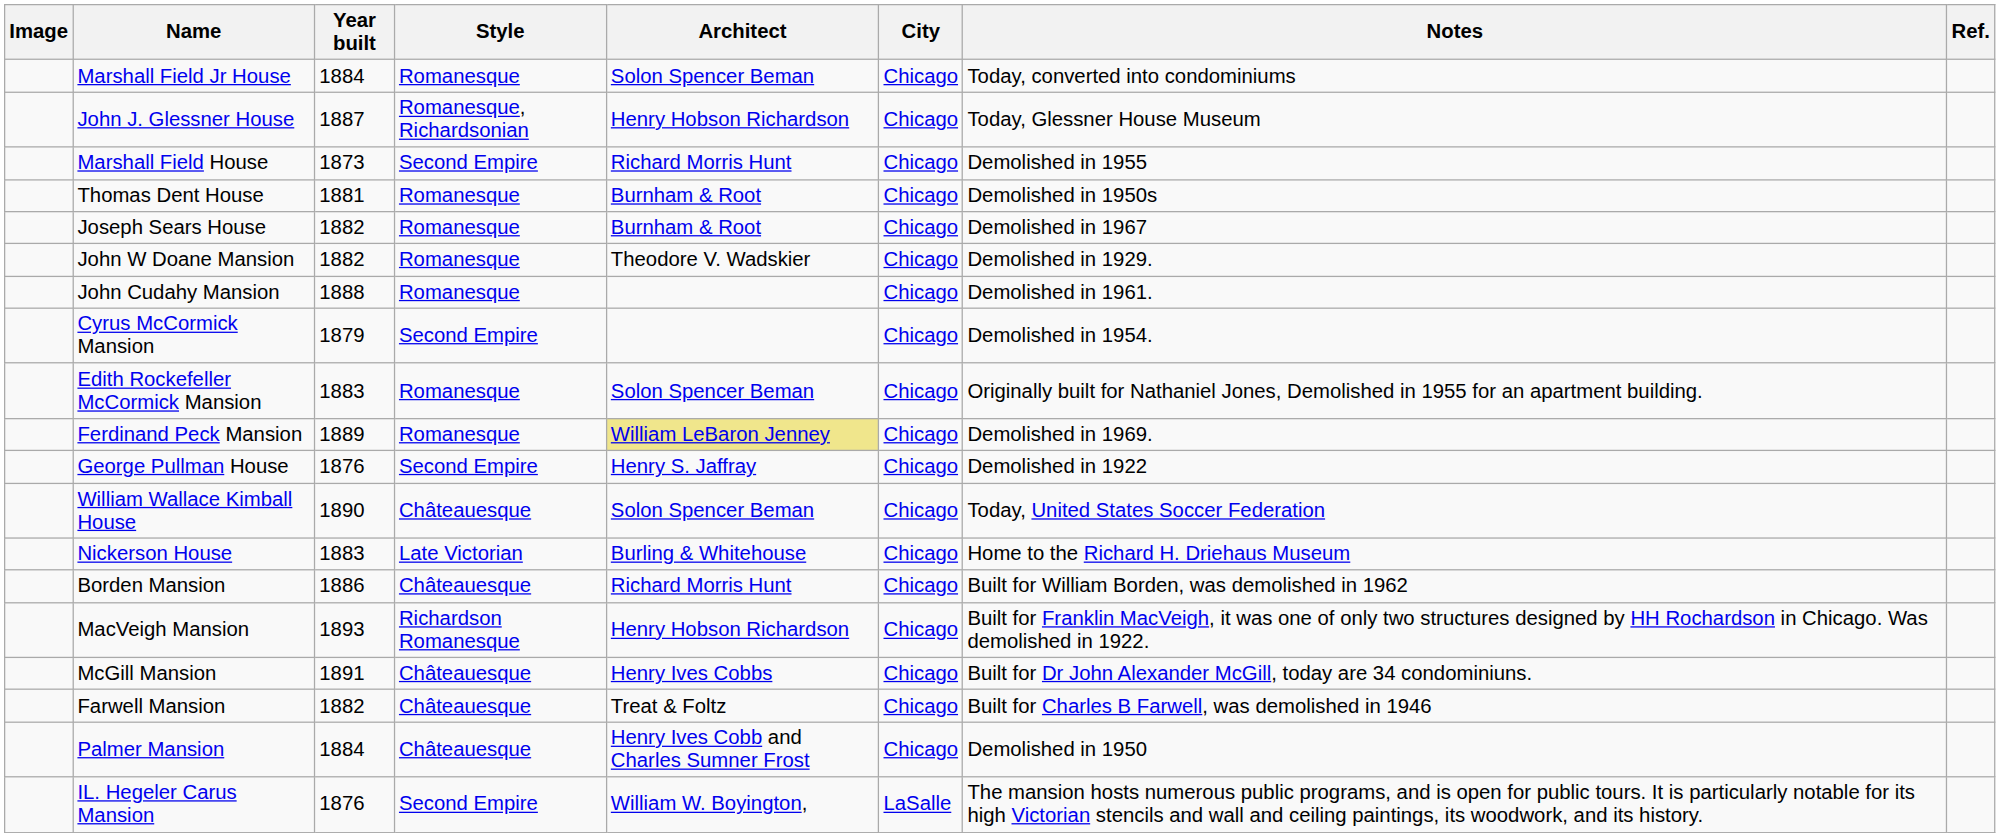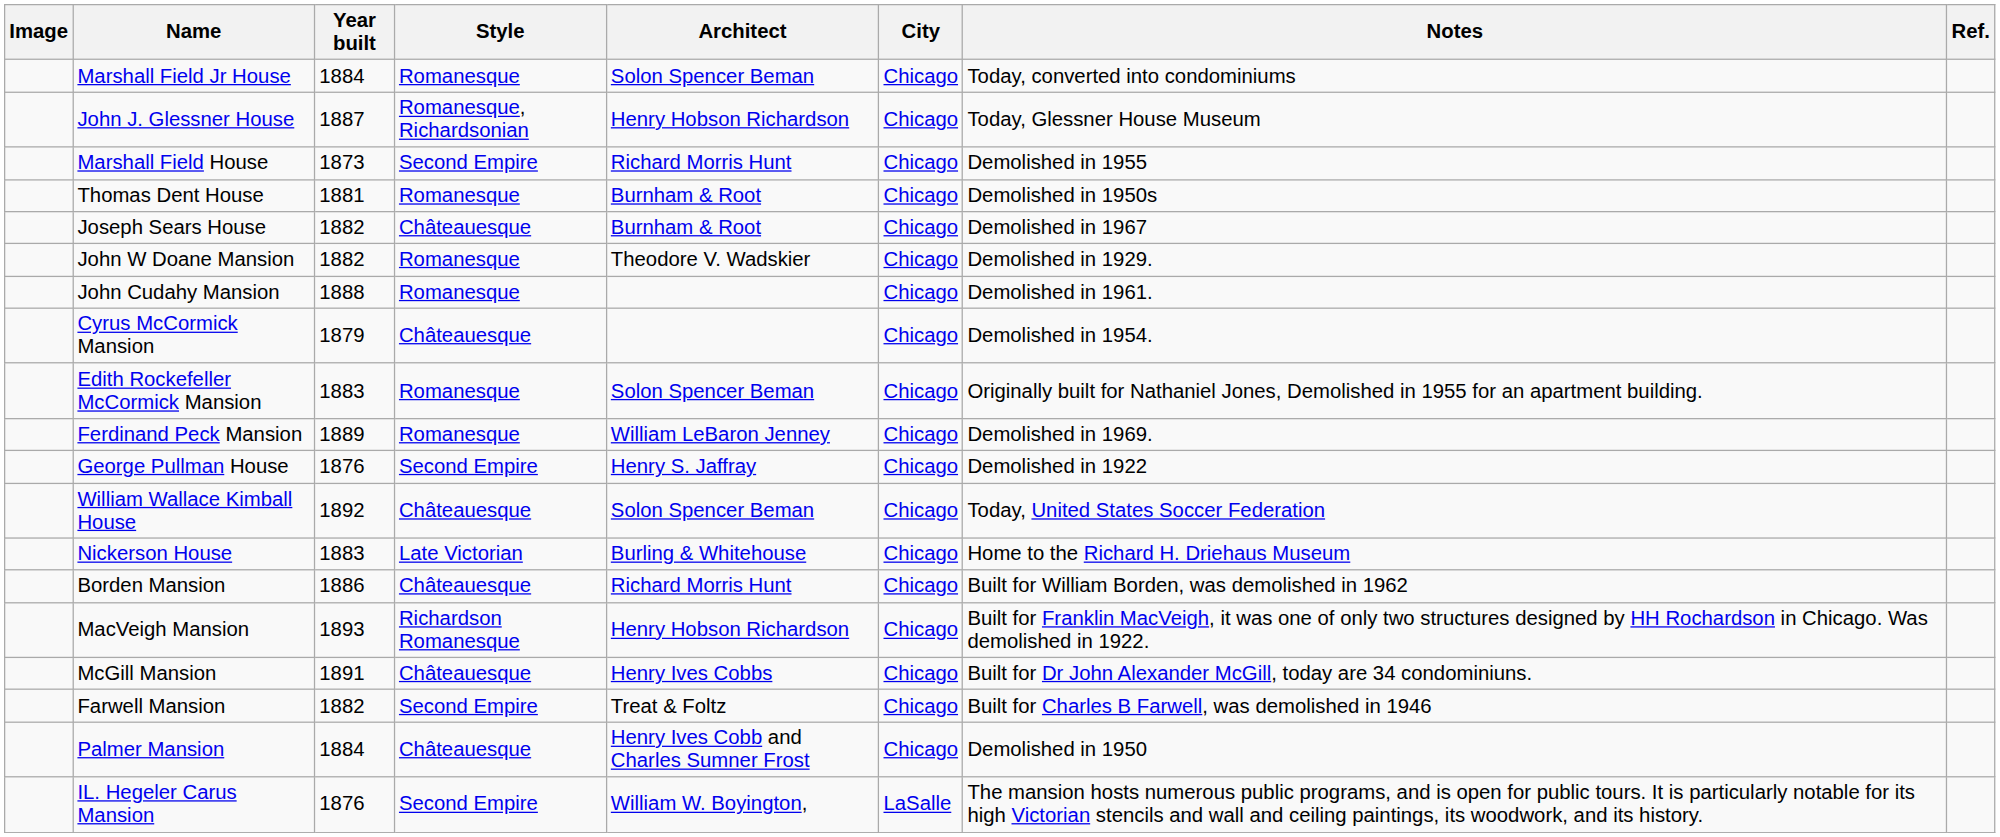(459, 227) Romanesque -> (465, 227) Châteauesque
(468, 335) Second Empire -> (465, 335) Châteauesque
(720, 434) khaki background -> (720, 434) no background
(342, 510) 1890 -> (342, 510) 1892
(465, 705) Châteauesque -> (468, 705) Second Empire
